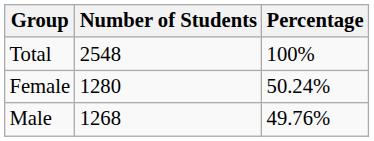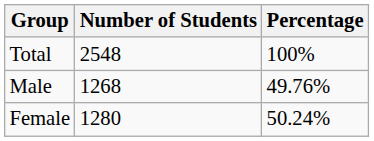rows swapped: (40, 86) <-> (31, 119)
